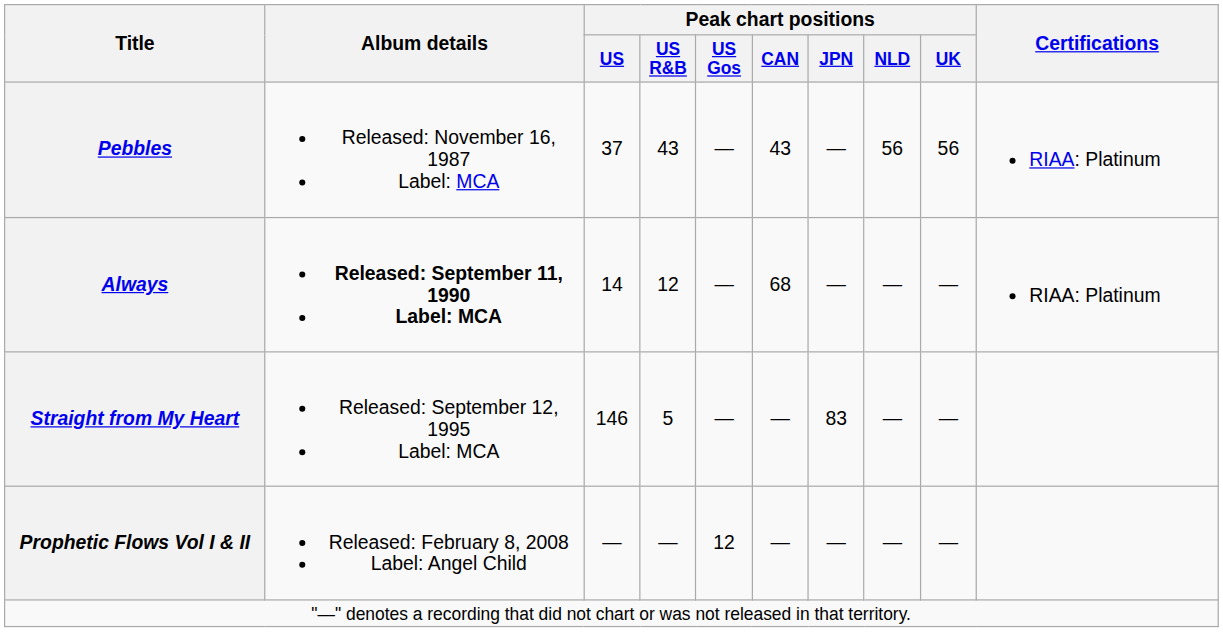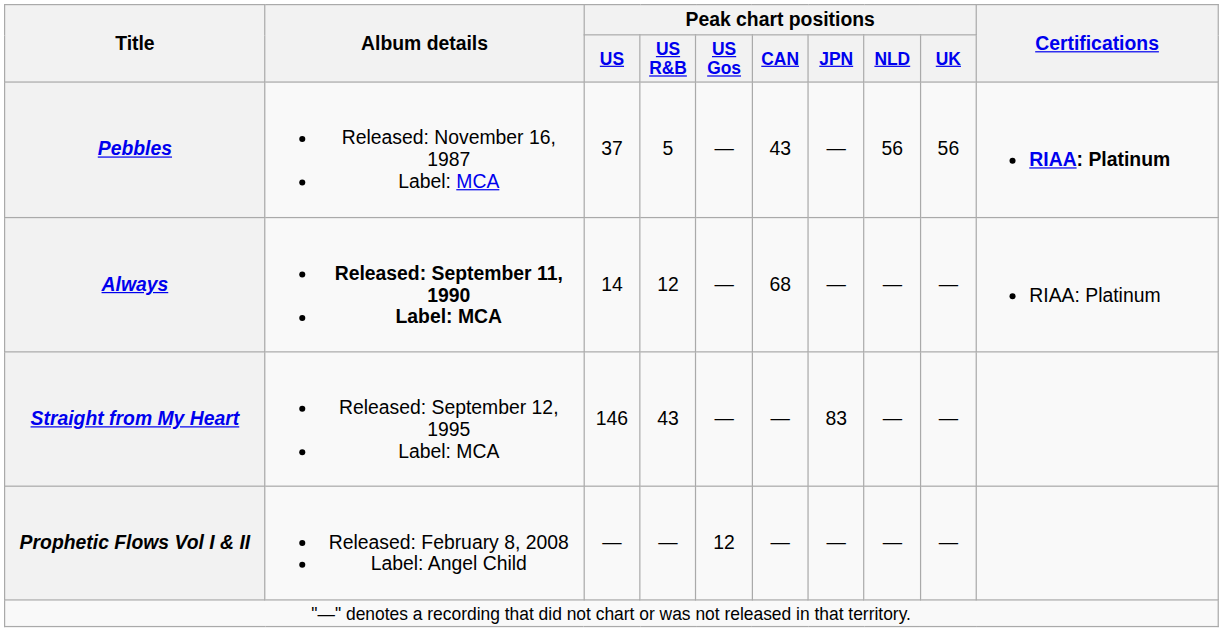(668, 149) 43 -> (668, 149) 5
(1097, 160) normal -> (1097, 160) bold
(668, 419) 5 -> (668, 419) 43
